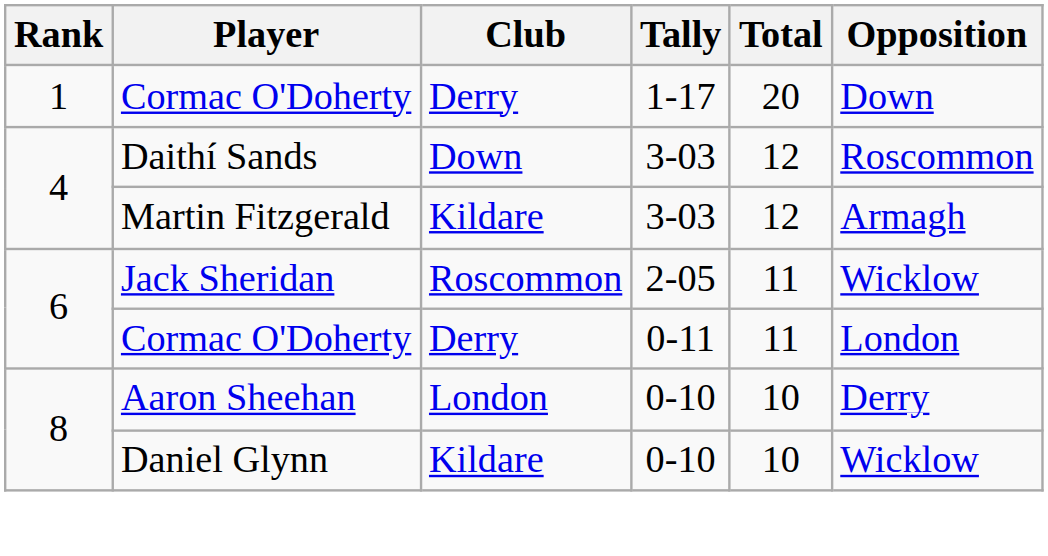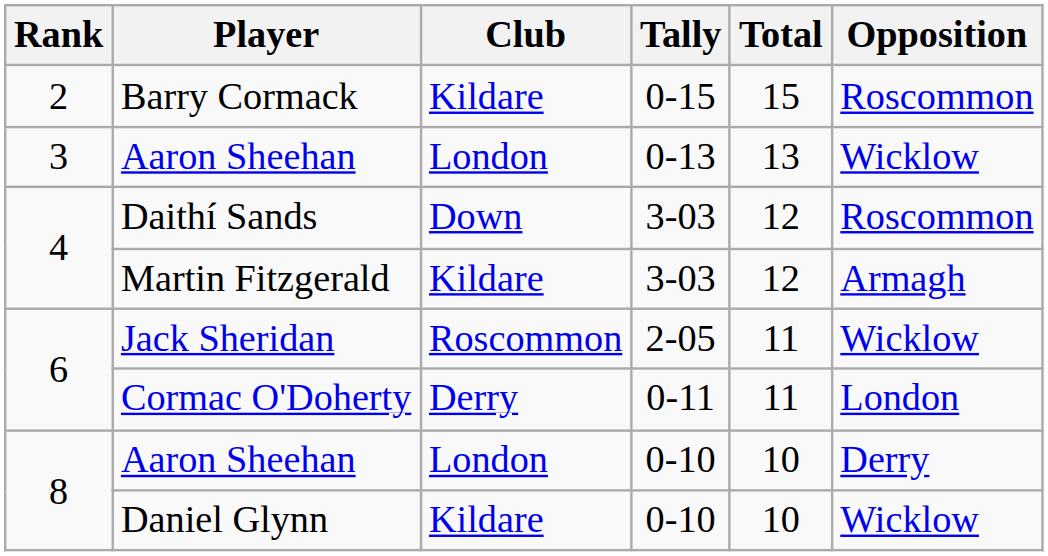- row: (266, 95)
+ row: (239, 95)
+ row: (238, 156)
